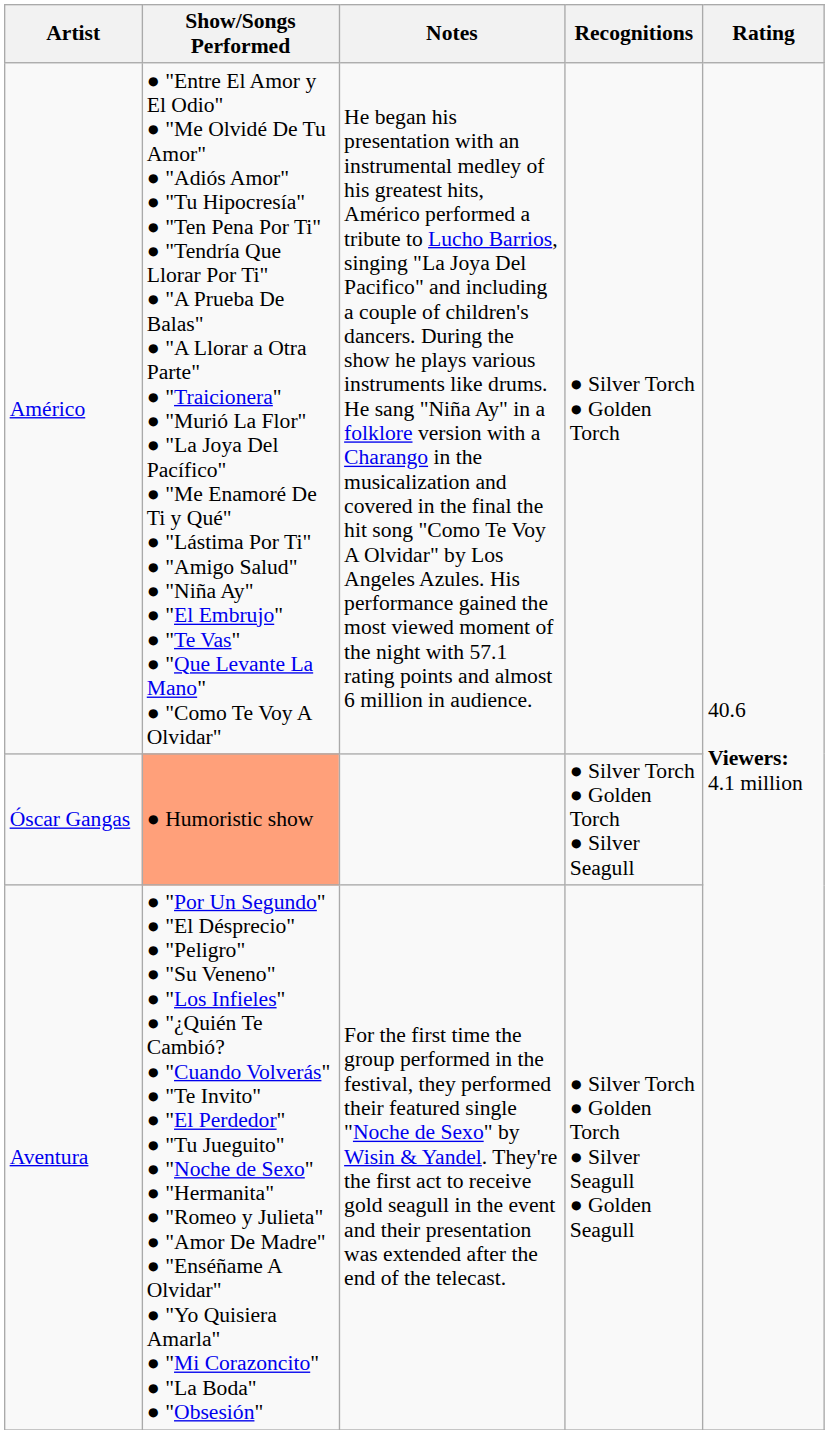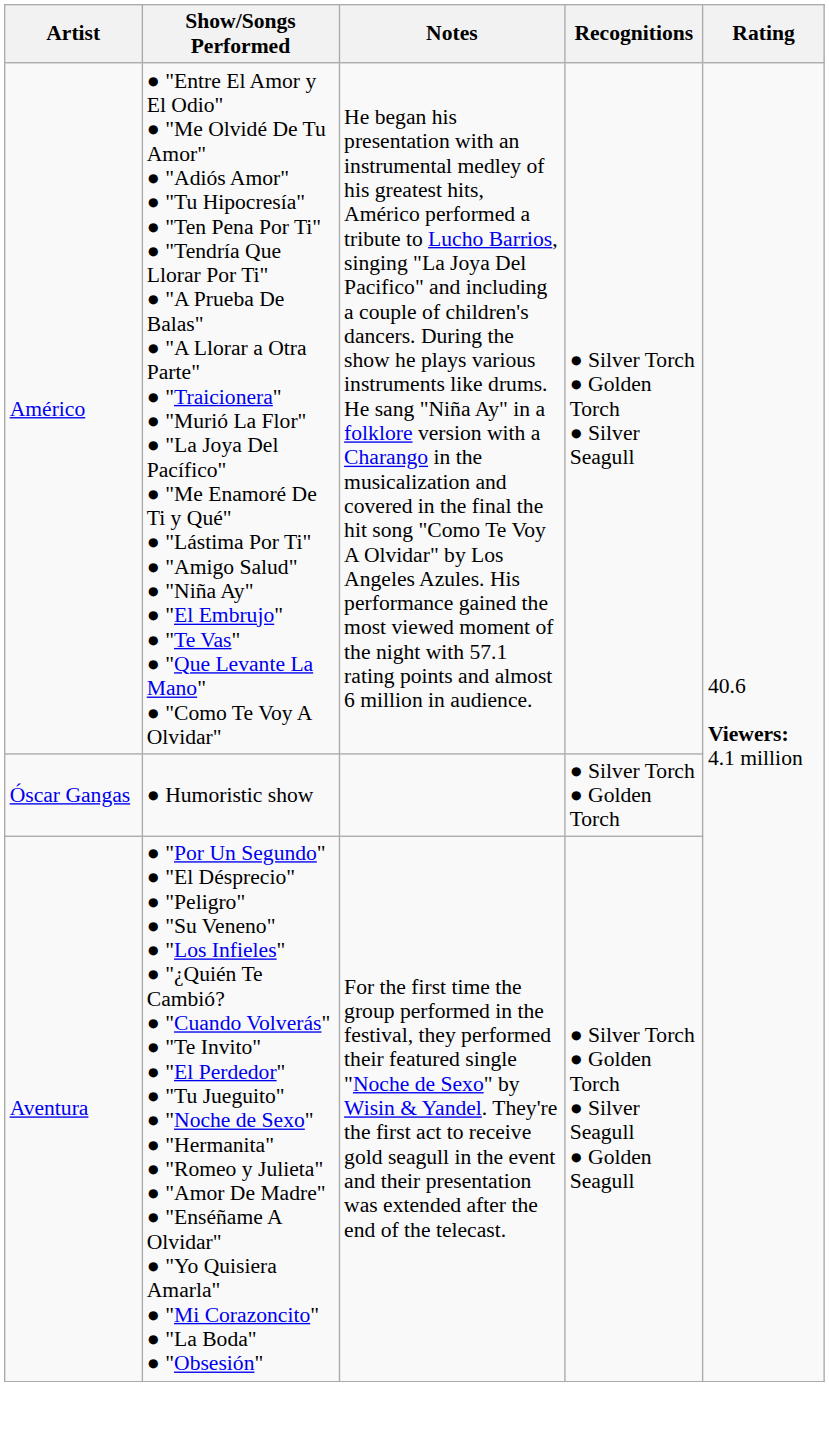(632, 408) ● Silver Torch ● Golden Torch -> (632, 408) ● Silver Torch ● Golden Torch ● Silver Seagull
(230, 819) lightsalmon background -> (230, 794) no background
(632, 819) ● Silver Torch ● Golden Torch ● Silver Seagull -> (632, 794) ● Silver Torch ● Golden Torch
